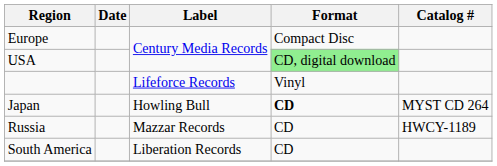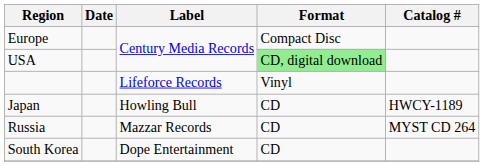(284, 104) bold -> (270, 104) normal
(445, 104) MYST CD 264 -> (426, 104) HWCY-1189
(439, 127) HWCY-1189 -> (432, 127) MYST CD 264
+ row: (43, 149)
- row: (50, 149)
